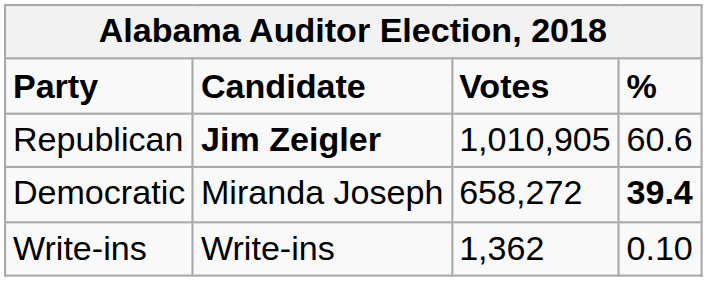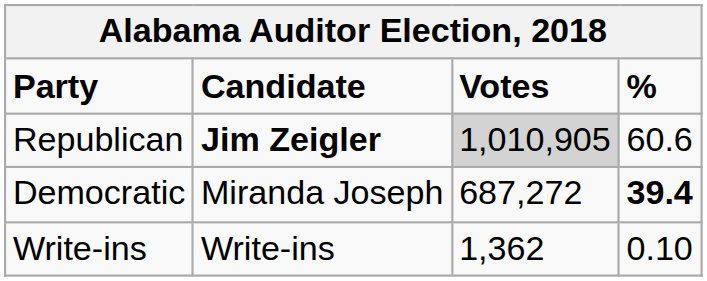(535, 139) no background -> (535, 139) lightgrey background
(521, 193) 658,272 -> (521, 193) 687,272
